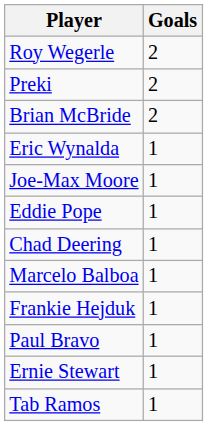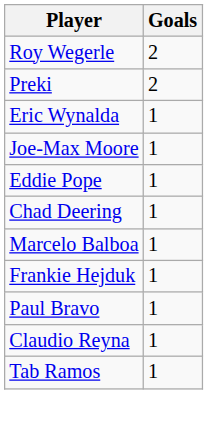- row: (70, 116)
+ row: (69, 340)
- row: (64, 372)
